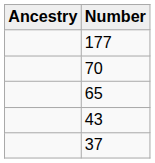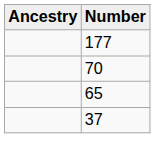- row: (94, 119)
